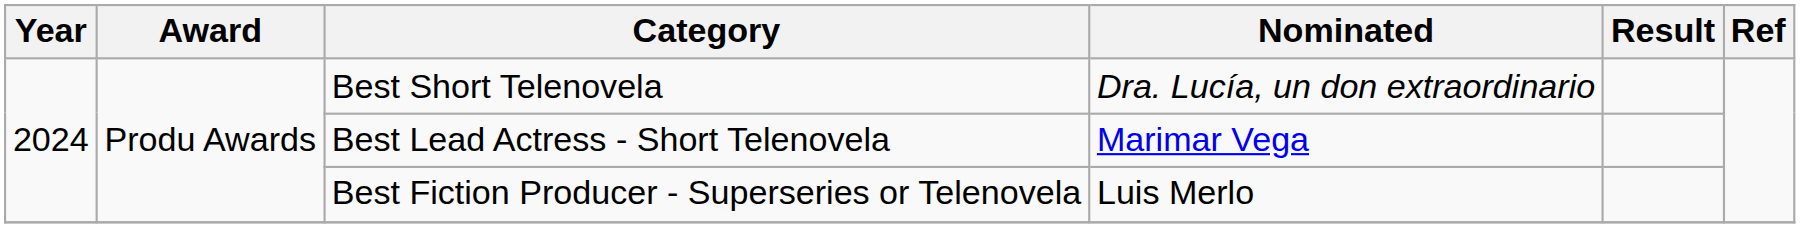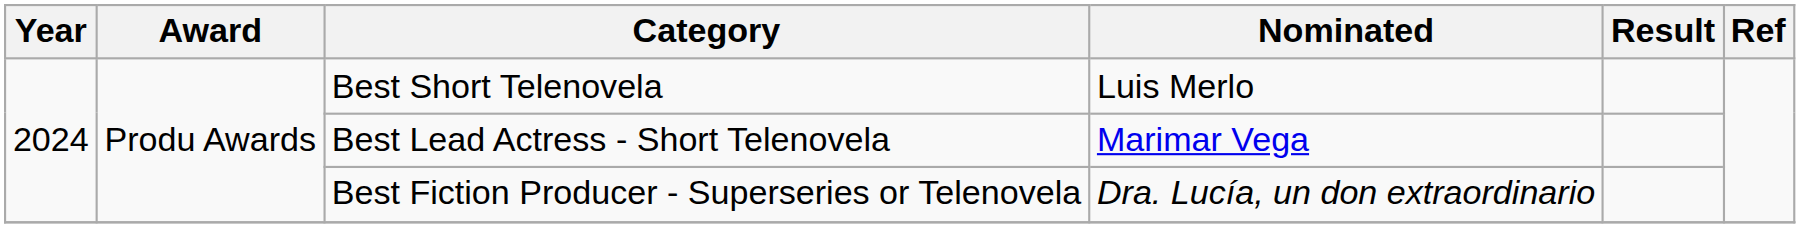(1346, 85) Dra. Lucía, un don extraordinario -> (1176, 85) Luis Merlo
(1176, 193) Luis Merlo -> (1346, 193) Dra. Lucía, un don extraordinario
